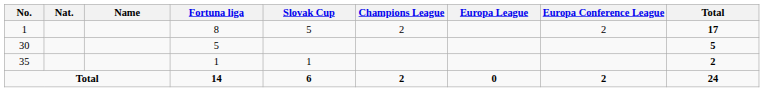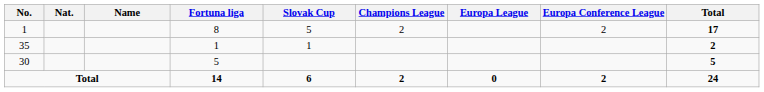rows swapped: (24, 45) <-> (24, 62)
